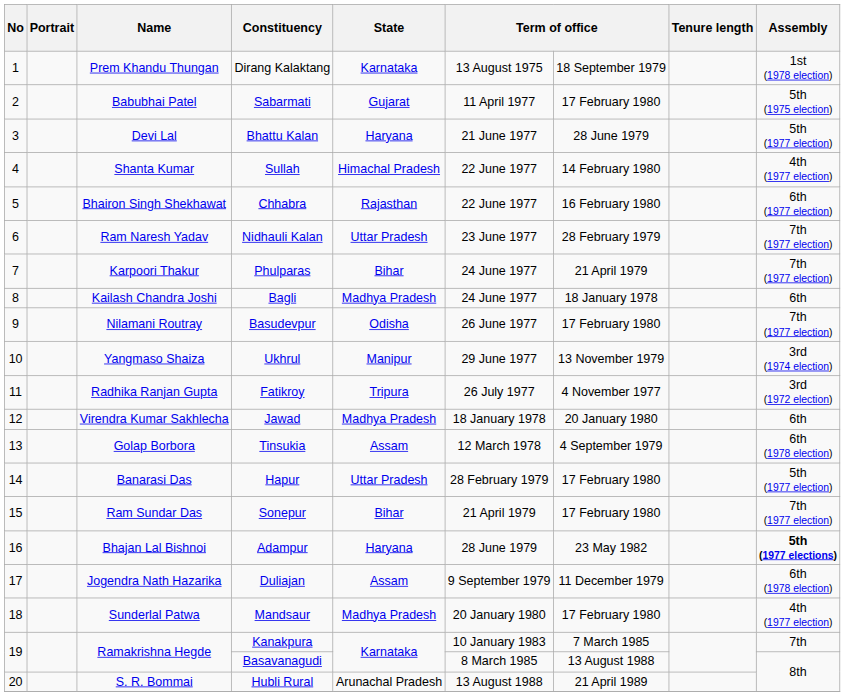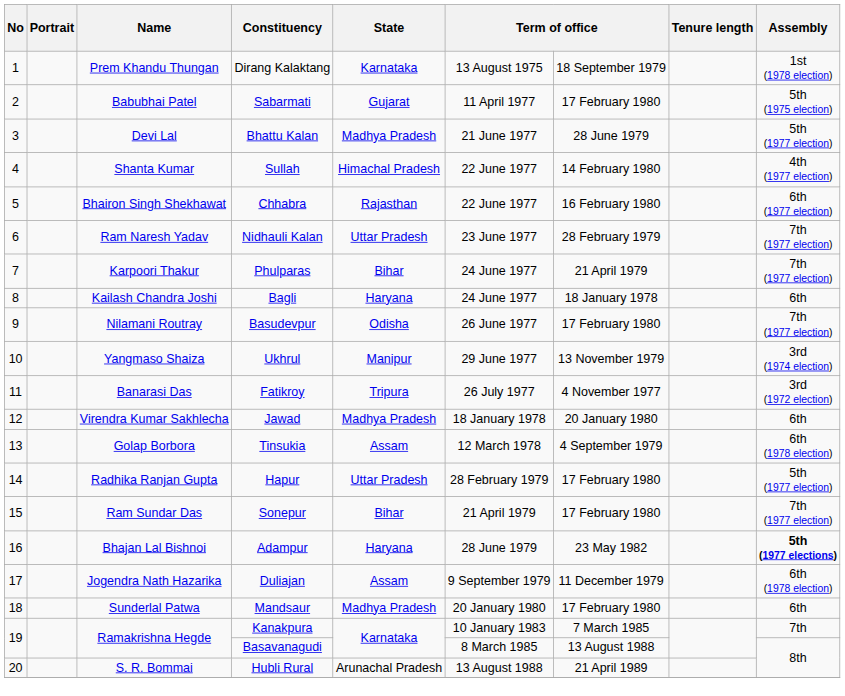(389, 135) Haryana -> (389, 135) Madhya Pradesh
(389, 298) Madhya Pradesh -> (389, 298) Haryana
(154, 392) Radhika Ranjan Gupta -> (154, 392) Banarasi Das
(154, 479) Banarasi Das -> (154, 479) Radhika Ranjan Gupta
(798, 615) 4th (1977 election) -> (798, 608) 6th
